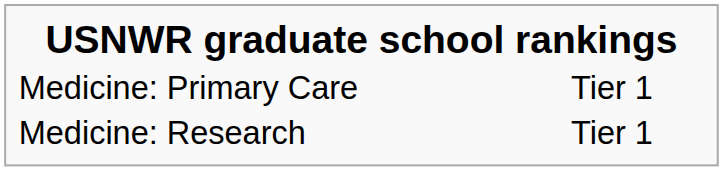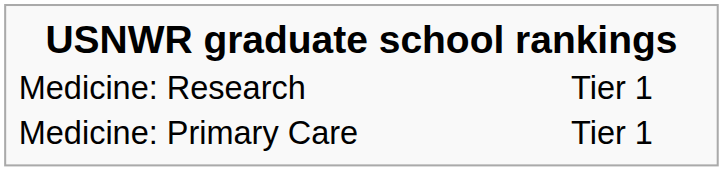rows swapped: (188, 89) <-> (162, 133)
